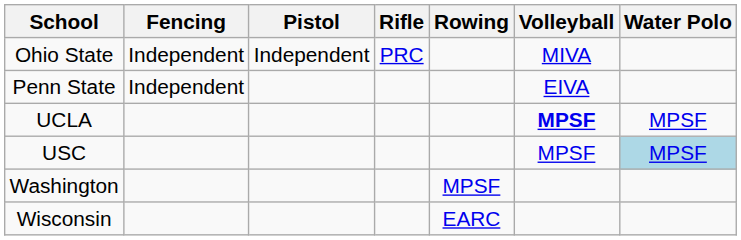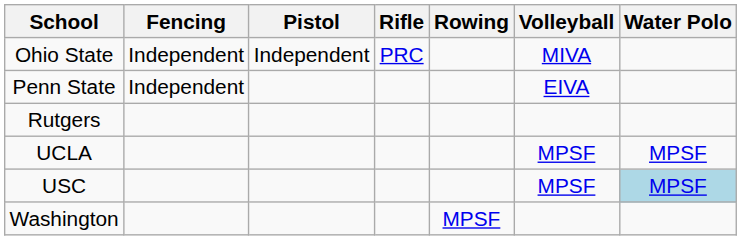+ row: (64, 120)
(566, 120) bold -> (566, 153) normal
- row: (64, 219)
